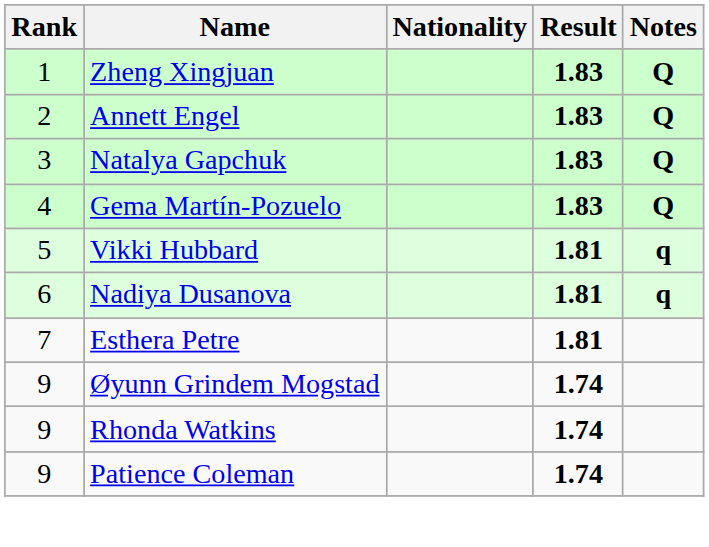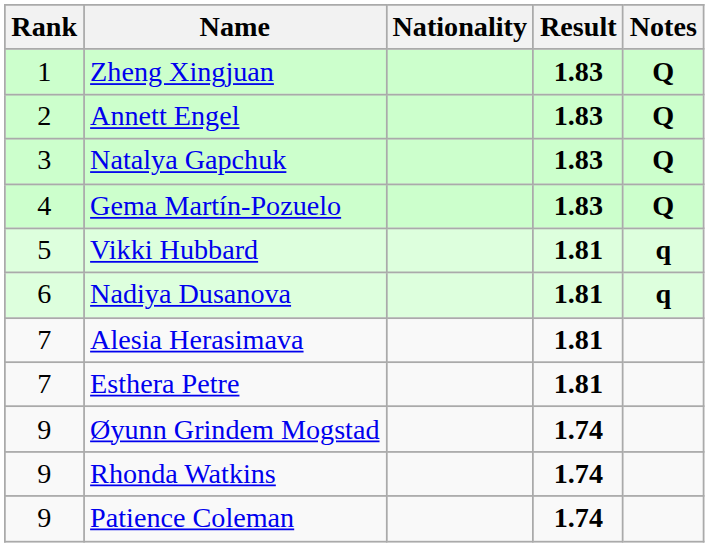+ row: (197, 339)
